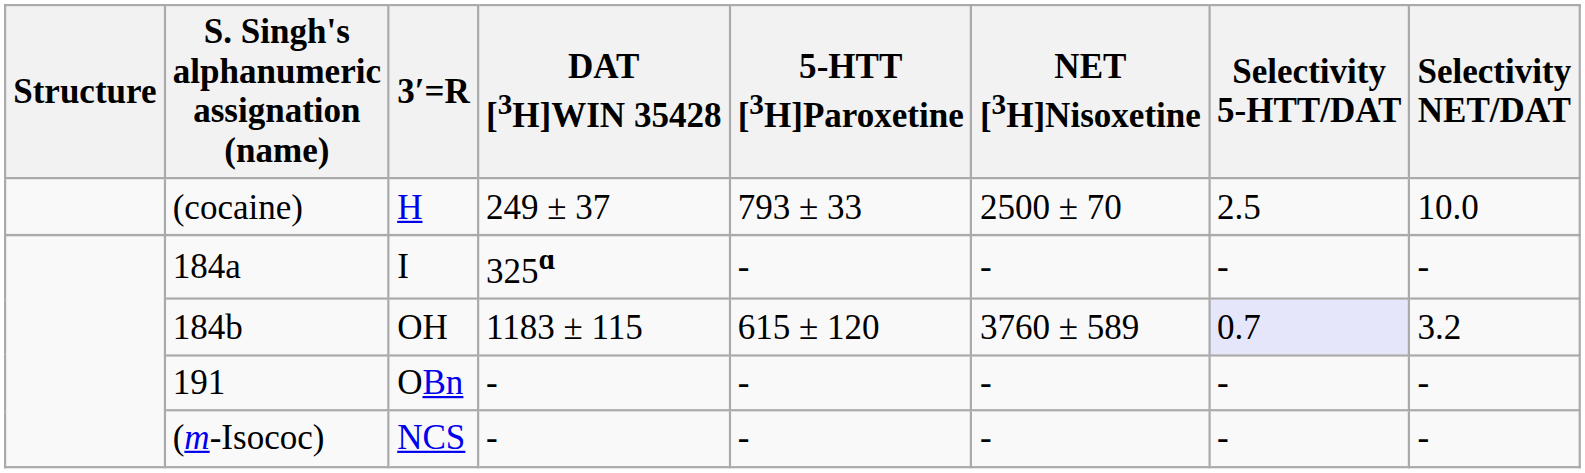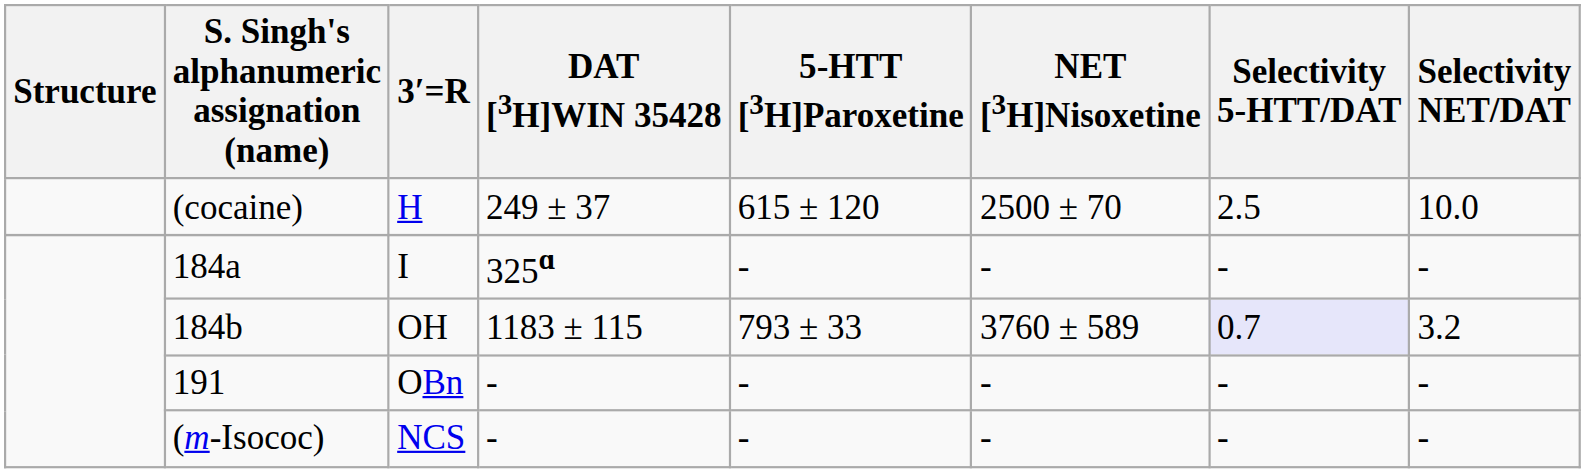(800, 206) 793 ± 33 -> (809, 206) 615 ± 120
(809, 326) 615 ± 120 -> (800, 326) 793 ± 33
